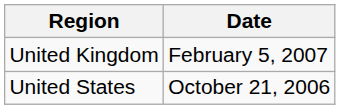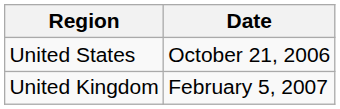rows swapped: (72, 87) <-> (84, 54)
